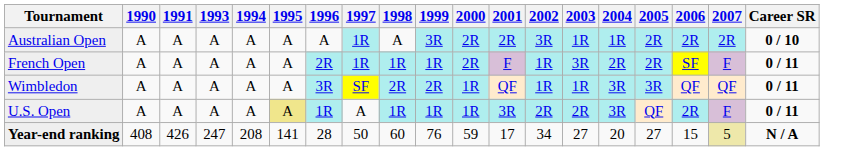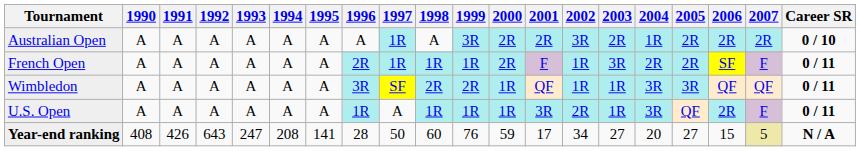+ column: (214, 16)
(581, 39) 1R -> (617, 39) 2R
(288, 110) khaki background -> (324, 110) no background
(581, 110) 2R -> (617, 110) 1R
